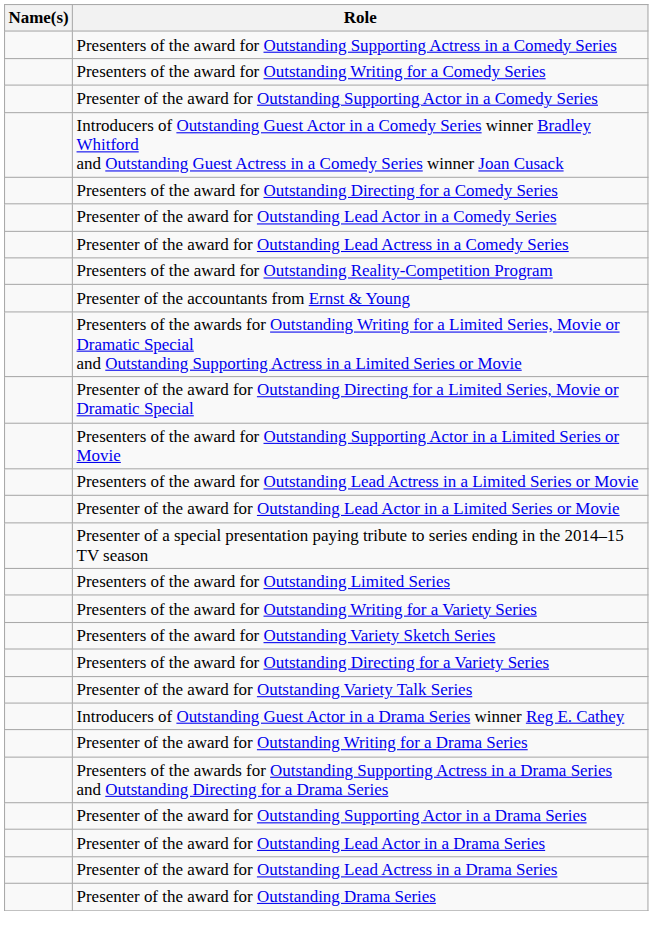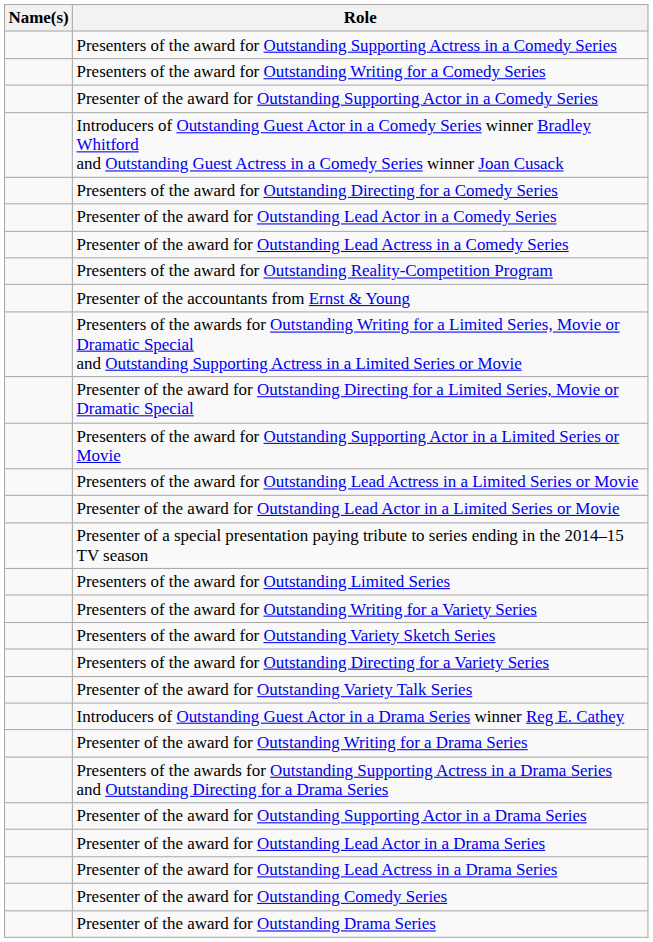+ row: (262, 896)
